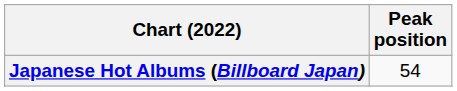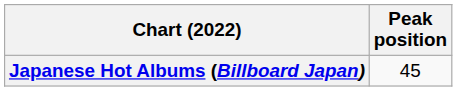(410, 70) 54 -> (410, 70) 45
